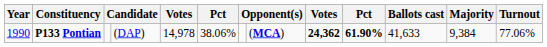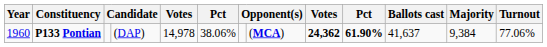(18, 33) 1990 -> (18, 33) 1960
(404, 33) 41,633 -> (404, 33) 41,637
